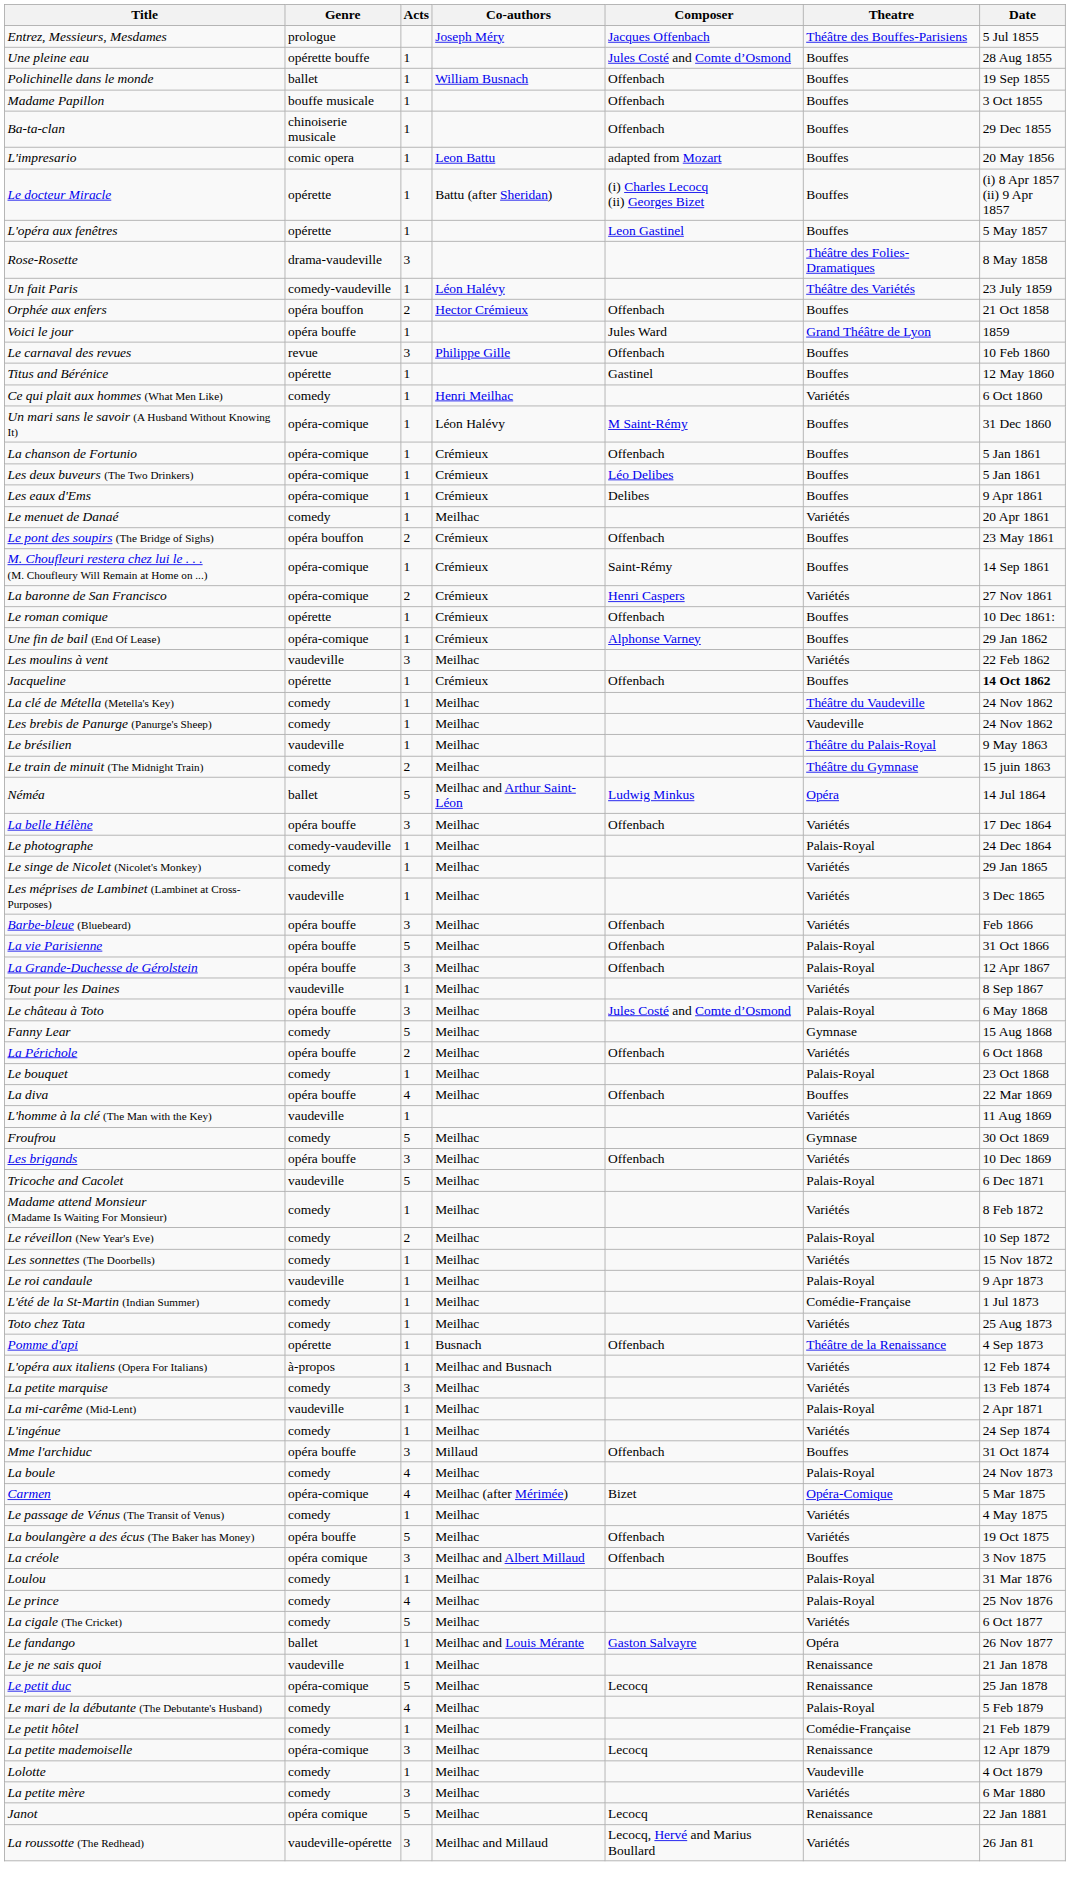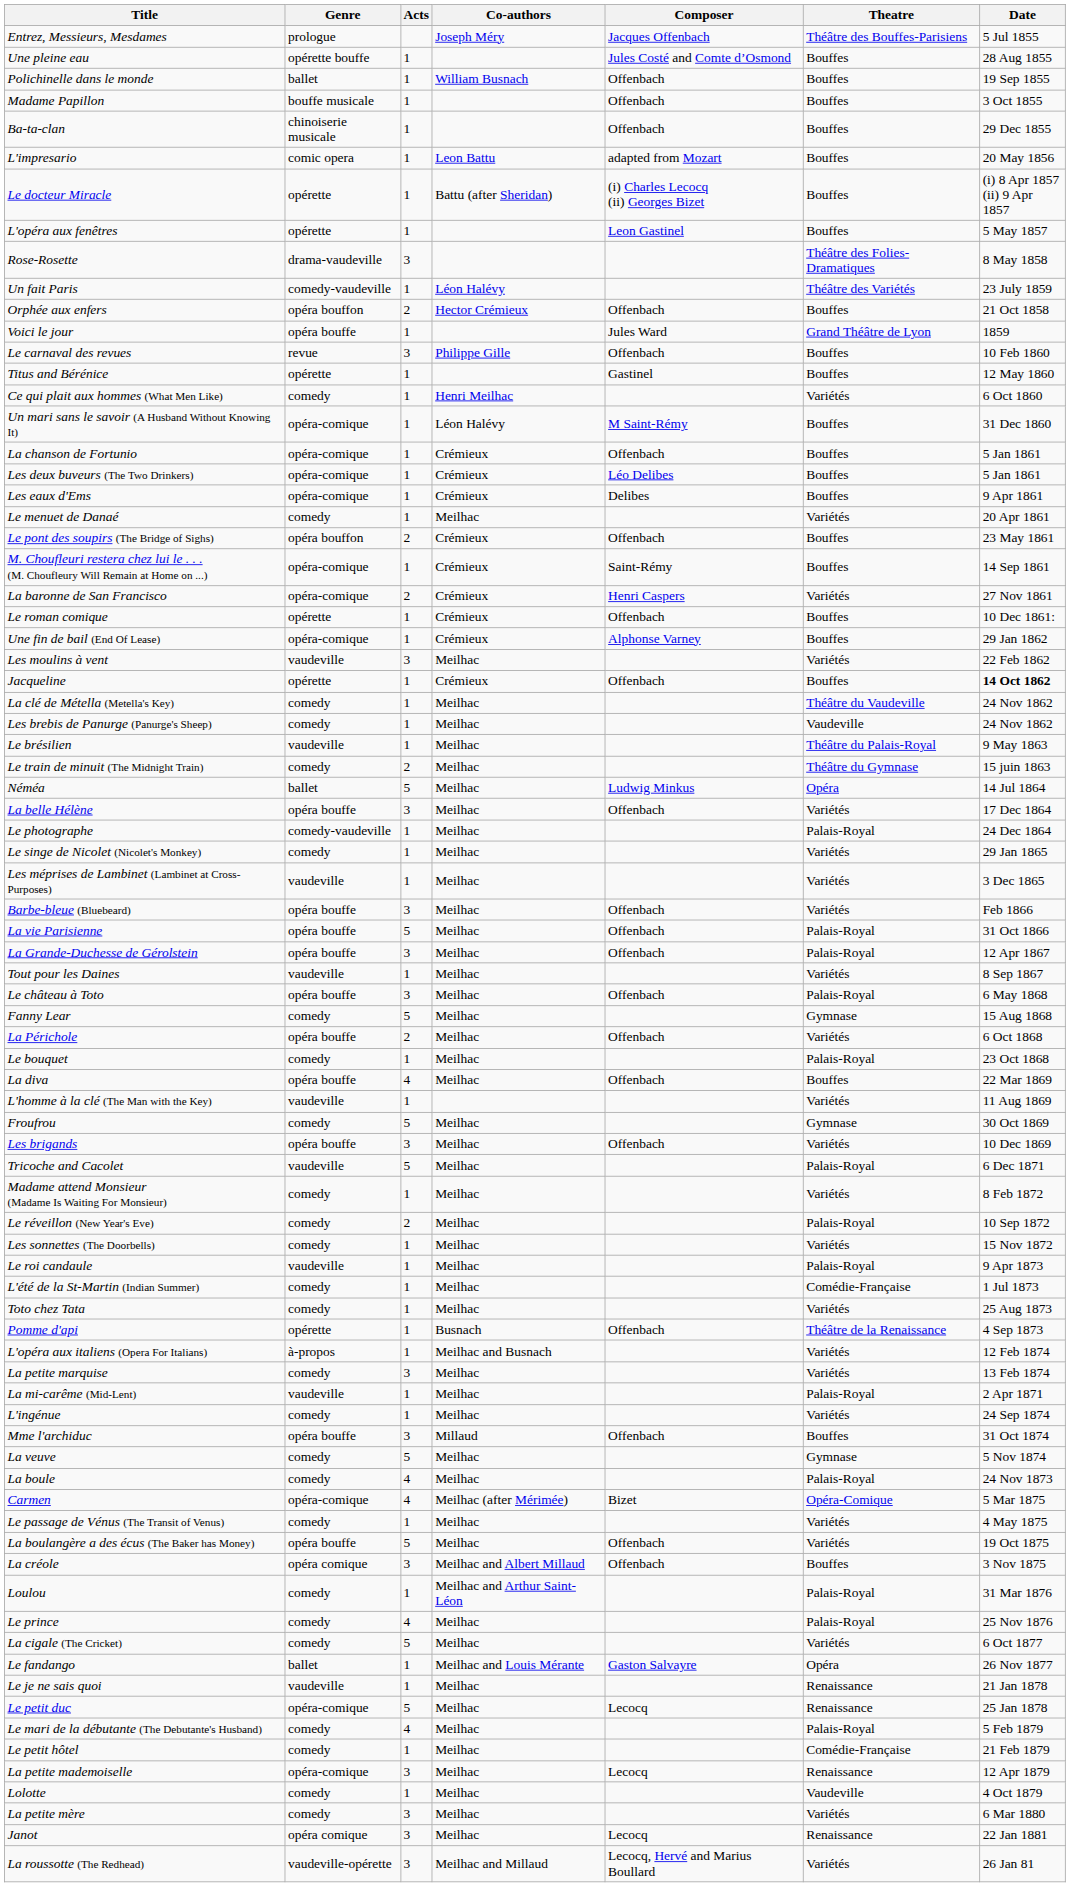(506, 795) Meilhac and Arthur Saint-Léon -> (457, 787) Meilhac
(700, 1010) Jules Costé and Comte d’Osmond -> (636, 994) Offenbach
+ row: (32, 1457)
(457, 1579) Meilhac -> (506, 1593) Meilhac and Arthur Saint-Léon
(407, 1813) 5 -> (407, 1835) 3
